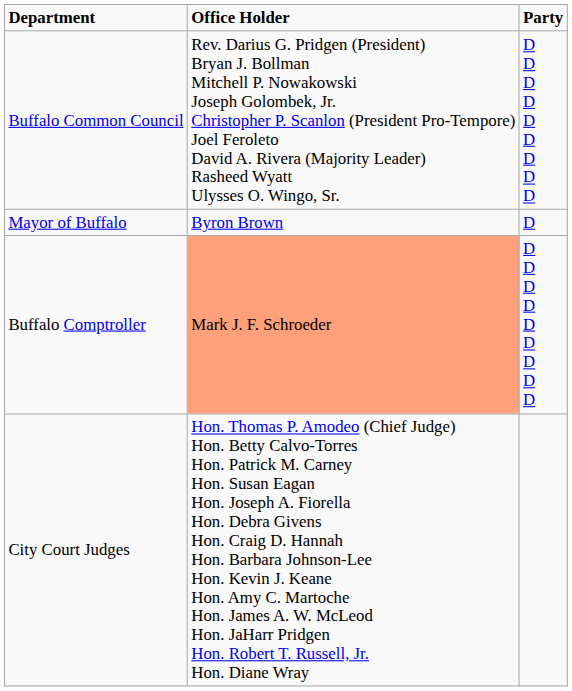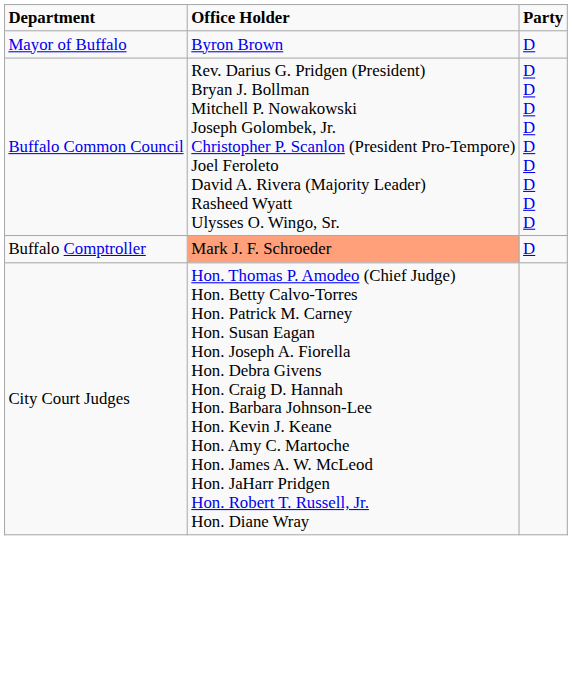rows swapped: (68, 222) <-> (96, 120)
(529, 324) D D D D D D D D D -> (529, 248) D
